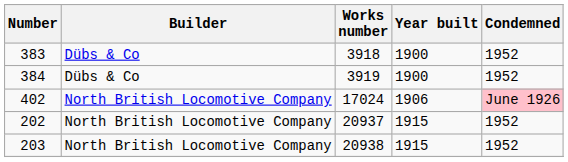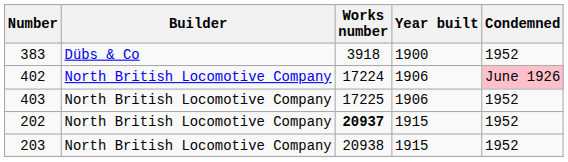- row: (33, 77)
(363, 100) 17024 -> (363, 77) 17224
+ row: (33, 100)
(363, 123) normal -> (363, 123) bold
